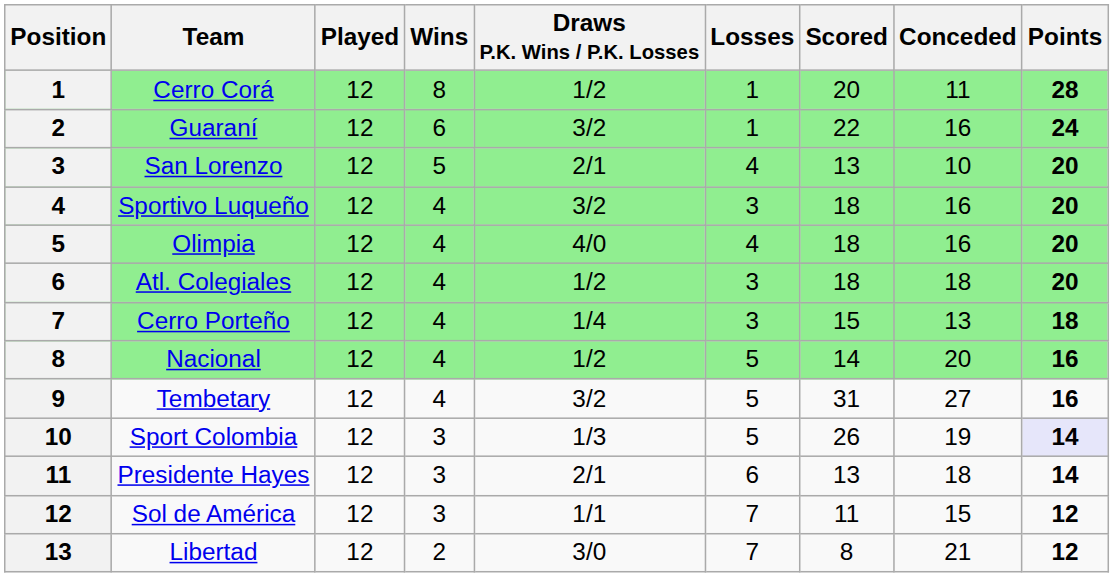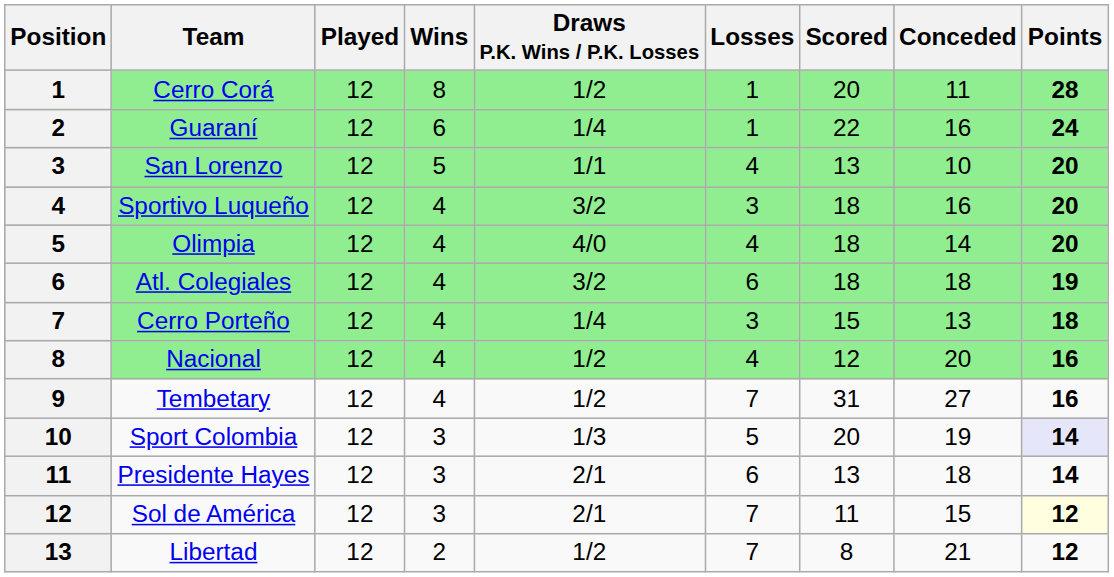(589, 128) 3/2 -> (589, 128) 1/4
(589, 166) 2/1 -> (589, 166) 1/1
(958, 243) 16 -> (958, 243) 14
(589, 282) 1/2 -> (589, 282) 3/2
(752, 282) 3 -> (752, 282) 6
(1065, 282) 20 -> (1065, 282) 19
(752, 359) 5 -> (752, 359) 4
(847, 359) 14 -> (847, 359) 12
(589, 398) 3/2 -> (589, 398) 1/2
(752, 398) 5 -> (752, 398) 7
(847, 436) 26 -> (847, 436) 20
(589, 513) 1/1 -> (589, 513) 2/1
(1065, 513) no background -> (1065, 513) lightyellow background
(589, 552) 3/0 -> (589, 552) 1/2
